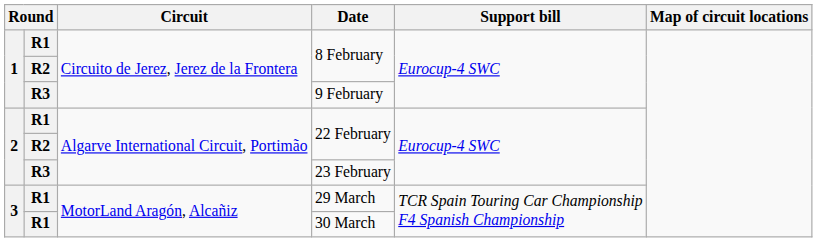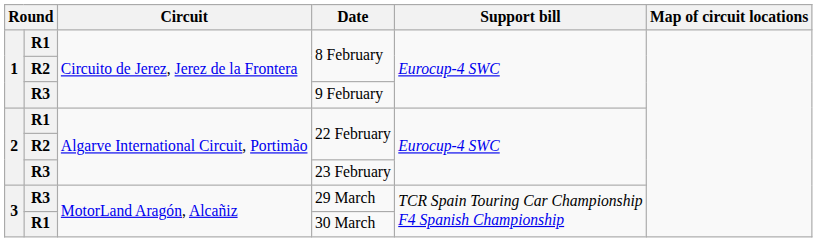(40, 197) R1 -> (40, 197) R3
